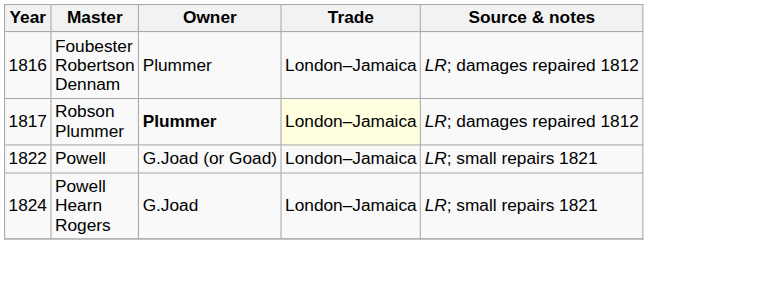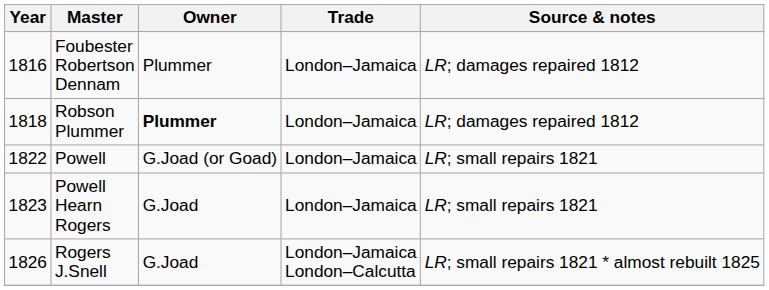(28, 121) 1817 -> (28, 121) 1818
(351, 121) lightyellow background -> (351, 121) no background
(28, 205) 1824 -> (28, 205) 1823
+ row: (83, 262)
